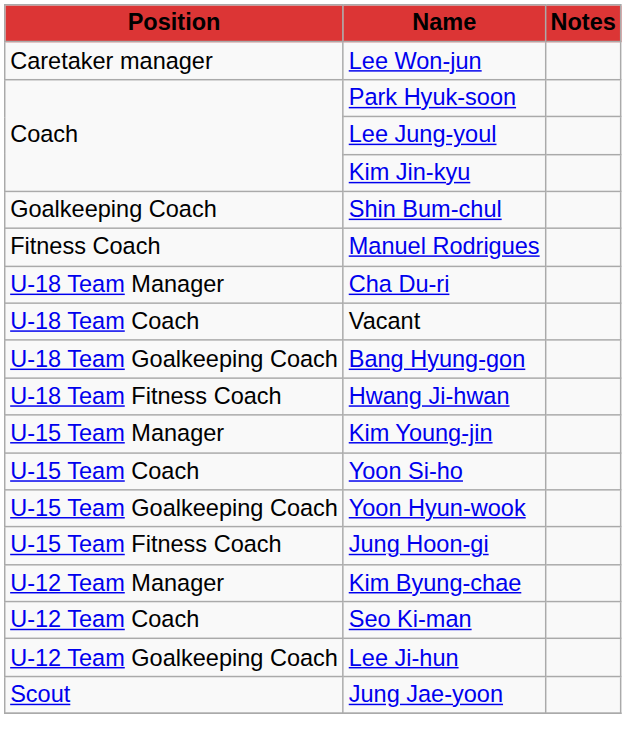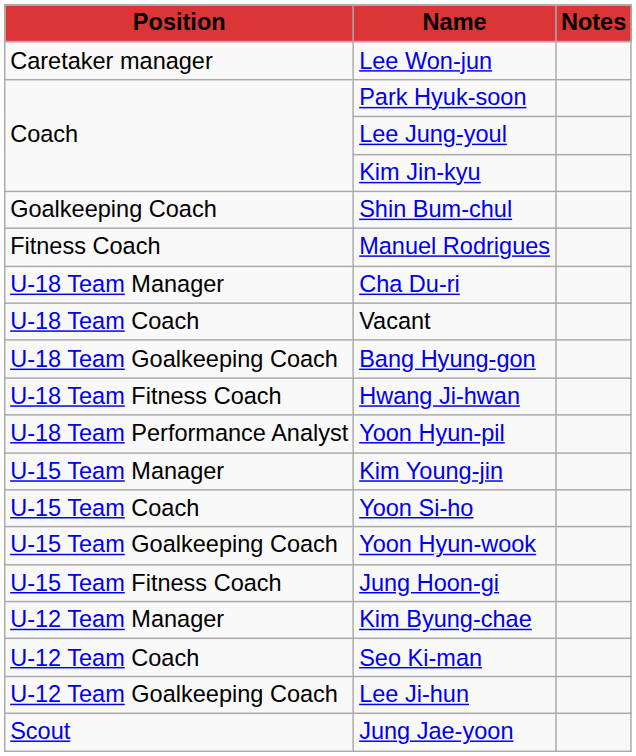+ row: (432, 433)
